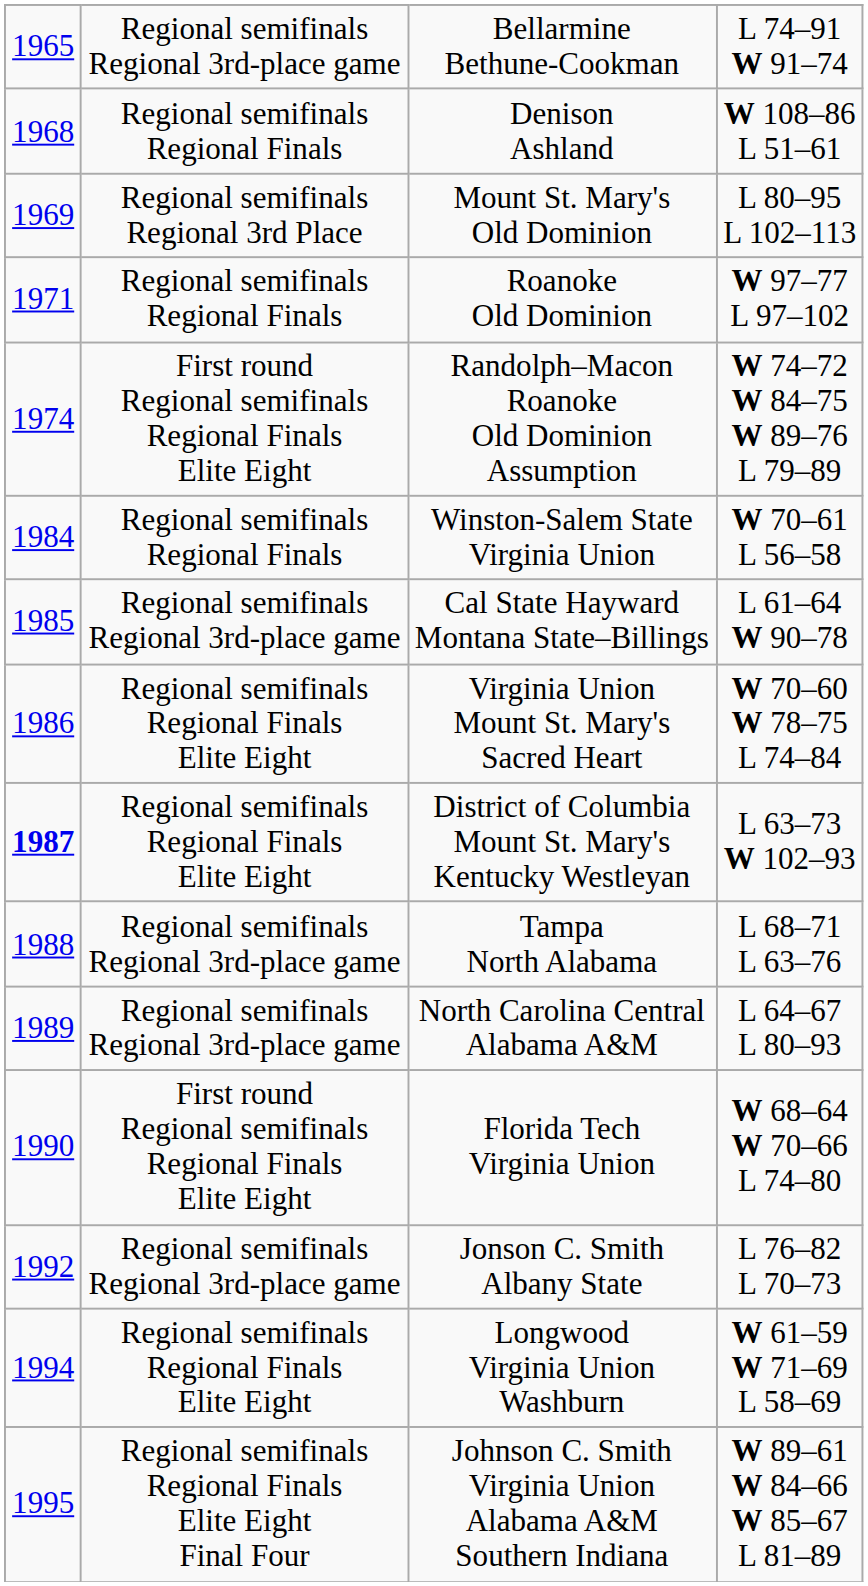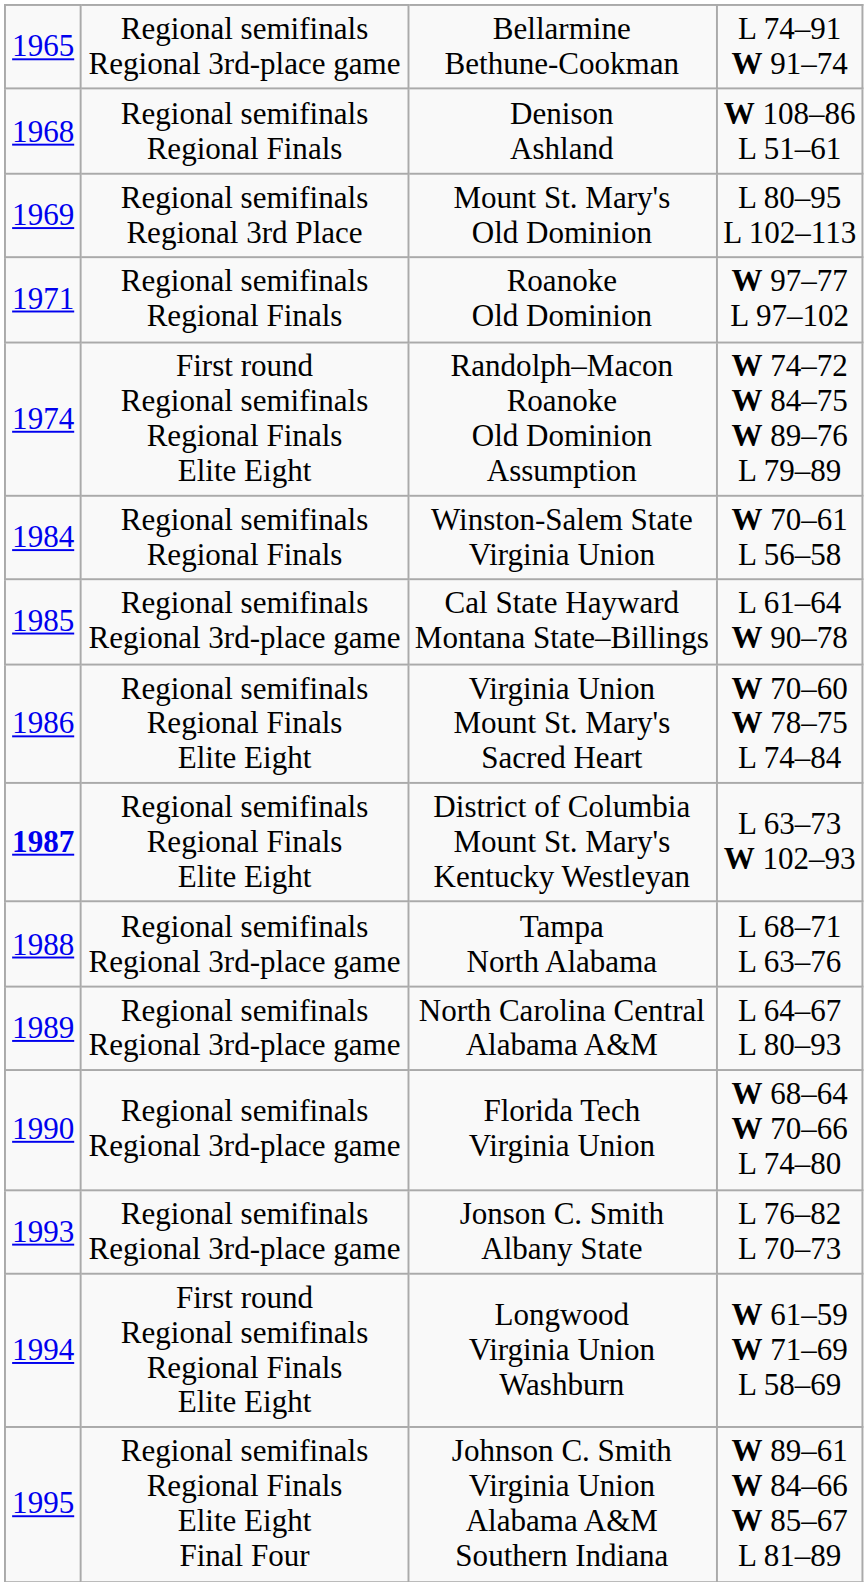(244, 1146) First round Regional semifinals Regional Finals Elite Eight -> (245, 1129) Regional semifinals Regional 3rd-place game
(43, 1265) 1992 -> (43, 1230) 1993
(244, 1367) Regional semifinals Regional Finals Elite Eight -> (244, 1350) First round Regional semifinals Regional Finals Elite Eight
